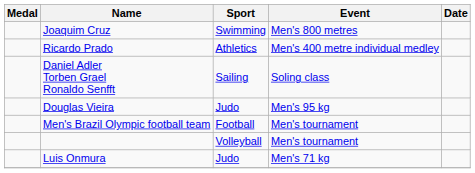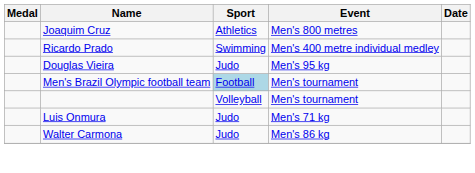(241, 31) Swimming -> (236, 31) Athletics
(236, 48) Athletics -> (241, 48) Swimming
- row: (79, 77)
(235, 124) no background -> (235, 83) lightblue background
+ row: (83, 134)
